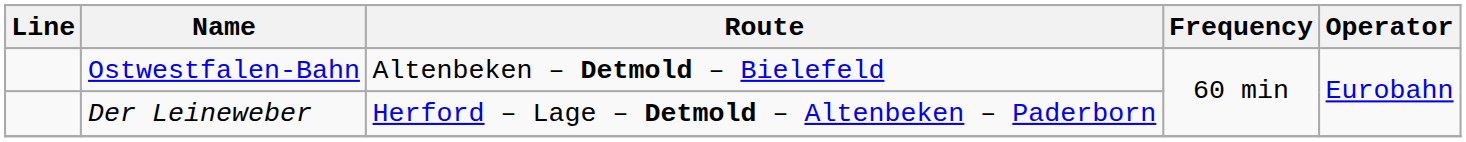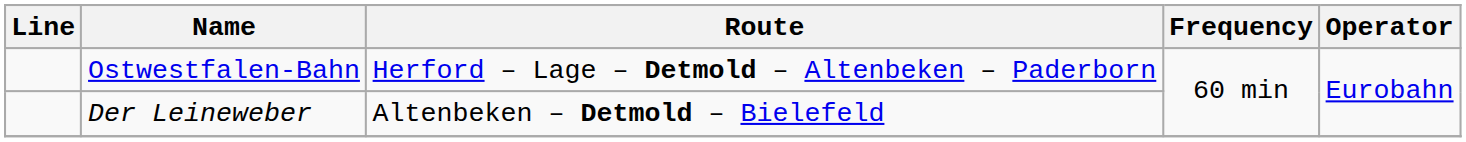(629, 70) Altenbeken – Detmold – Bielefeld -> (764, 70) Herford – Lage – Detmold – Altenbeken – Paderborn
(764, 114) Herford – Lage – Detmold – Altenbeken – Paderborn -> (629, 114) Altenbeken – Detmold – Bielefeld
